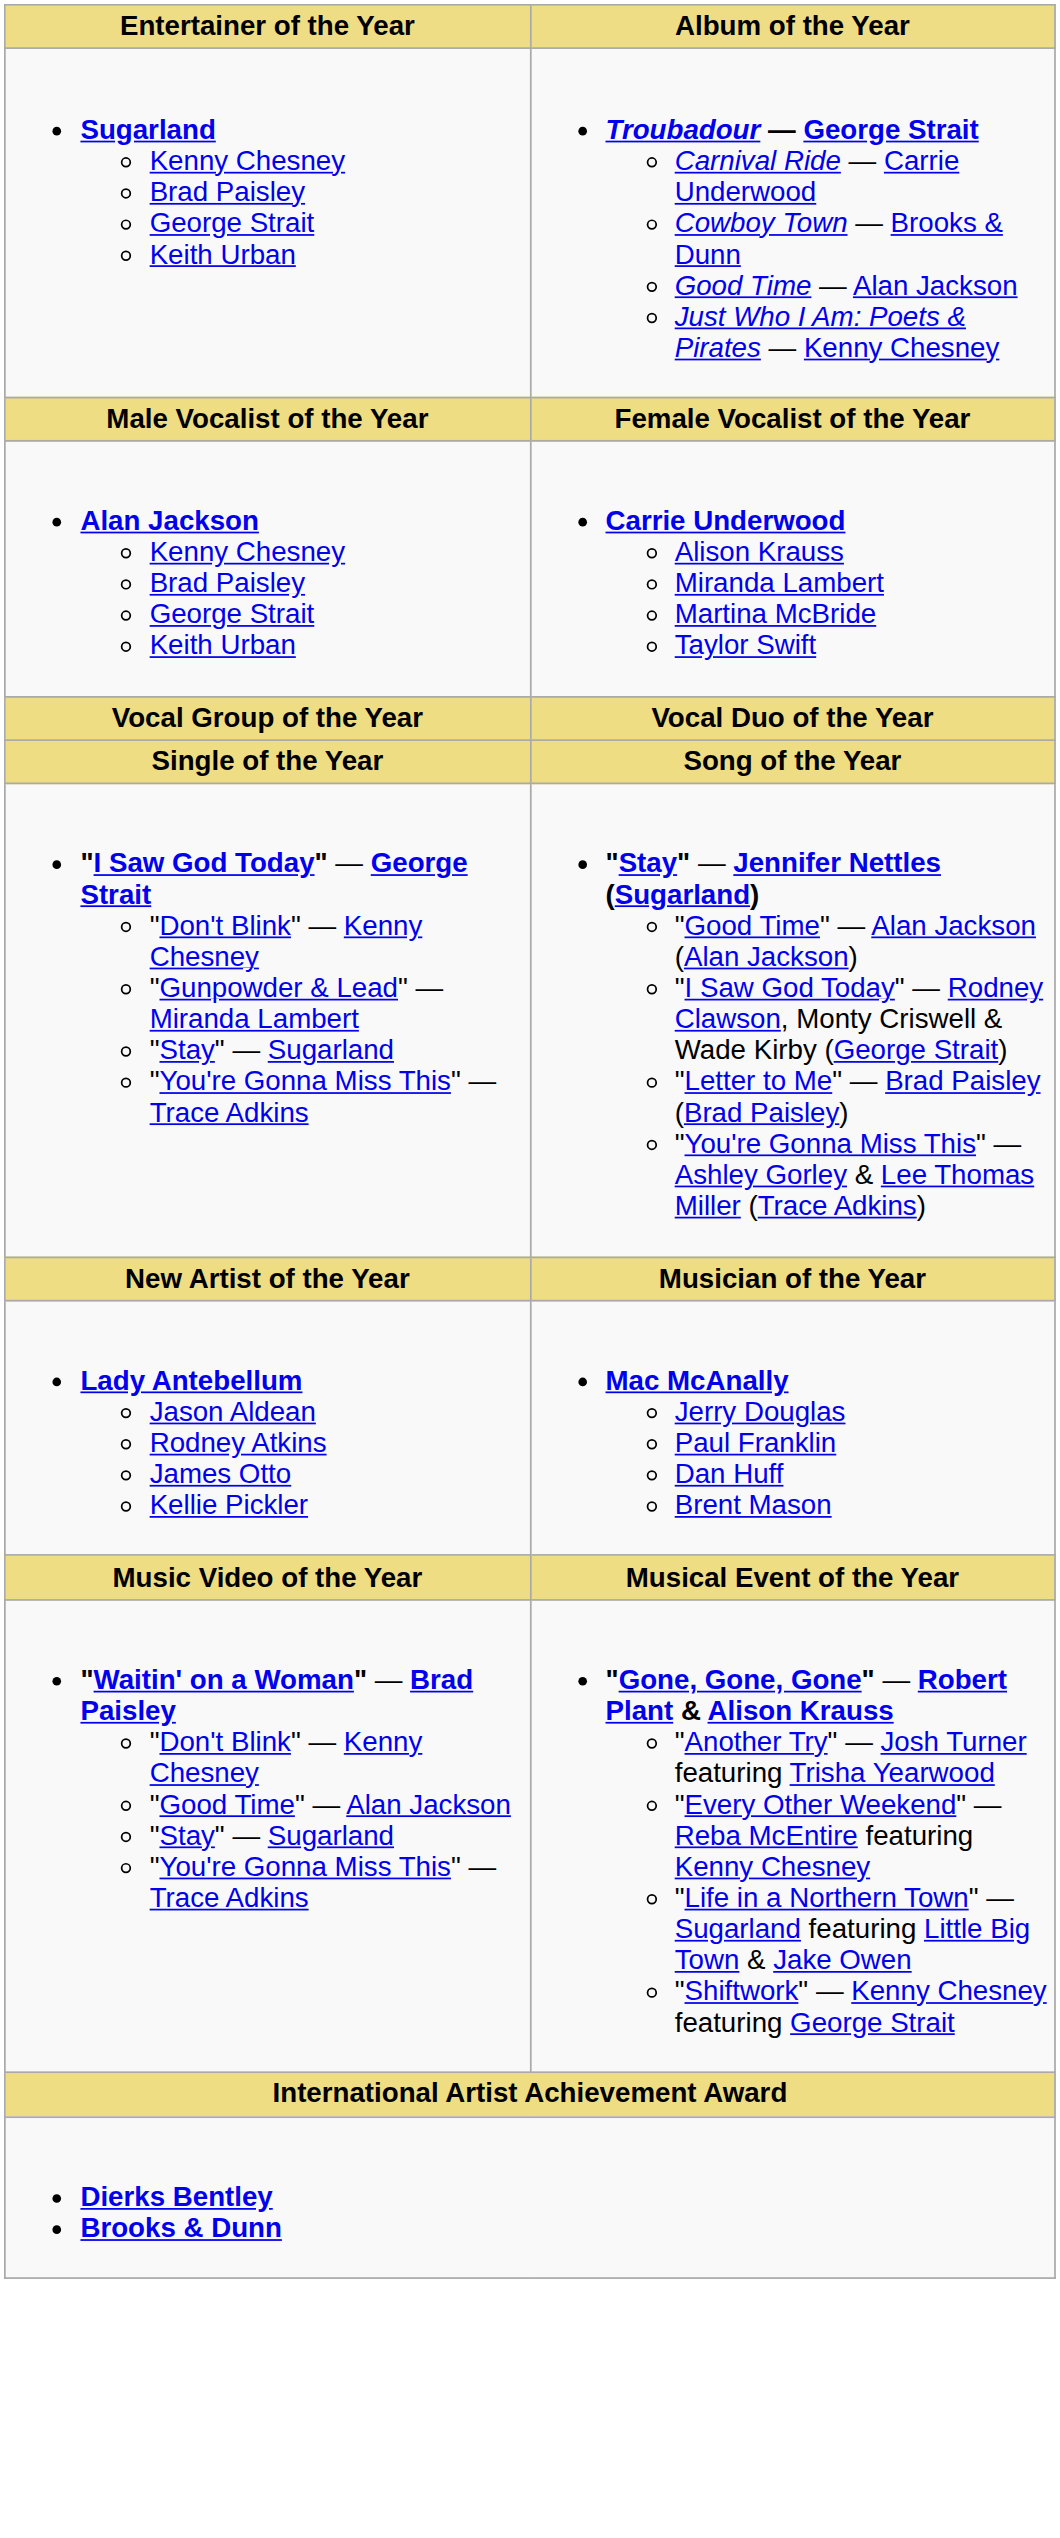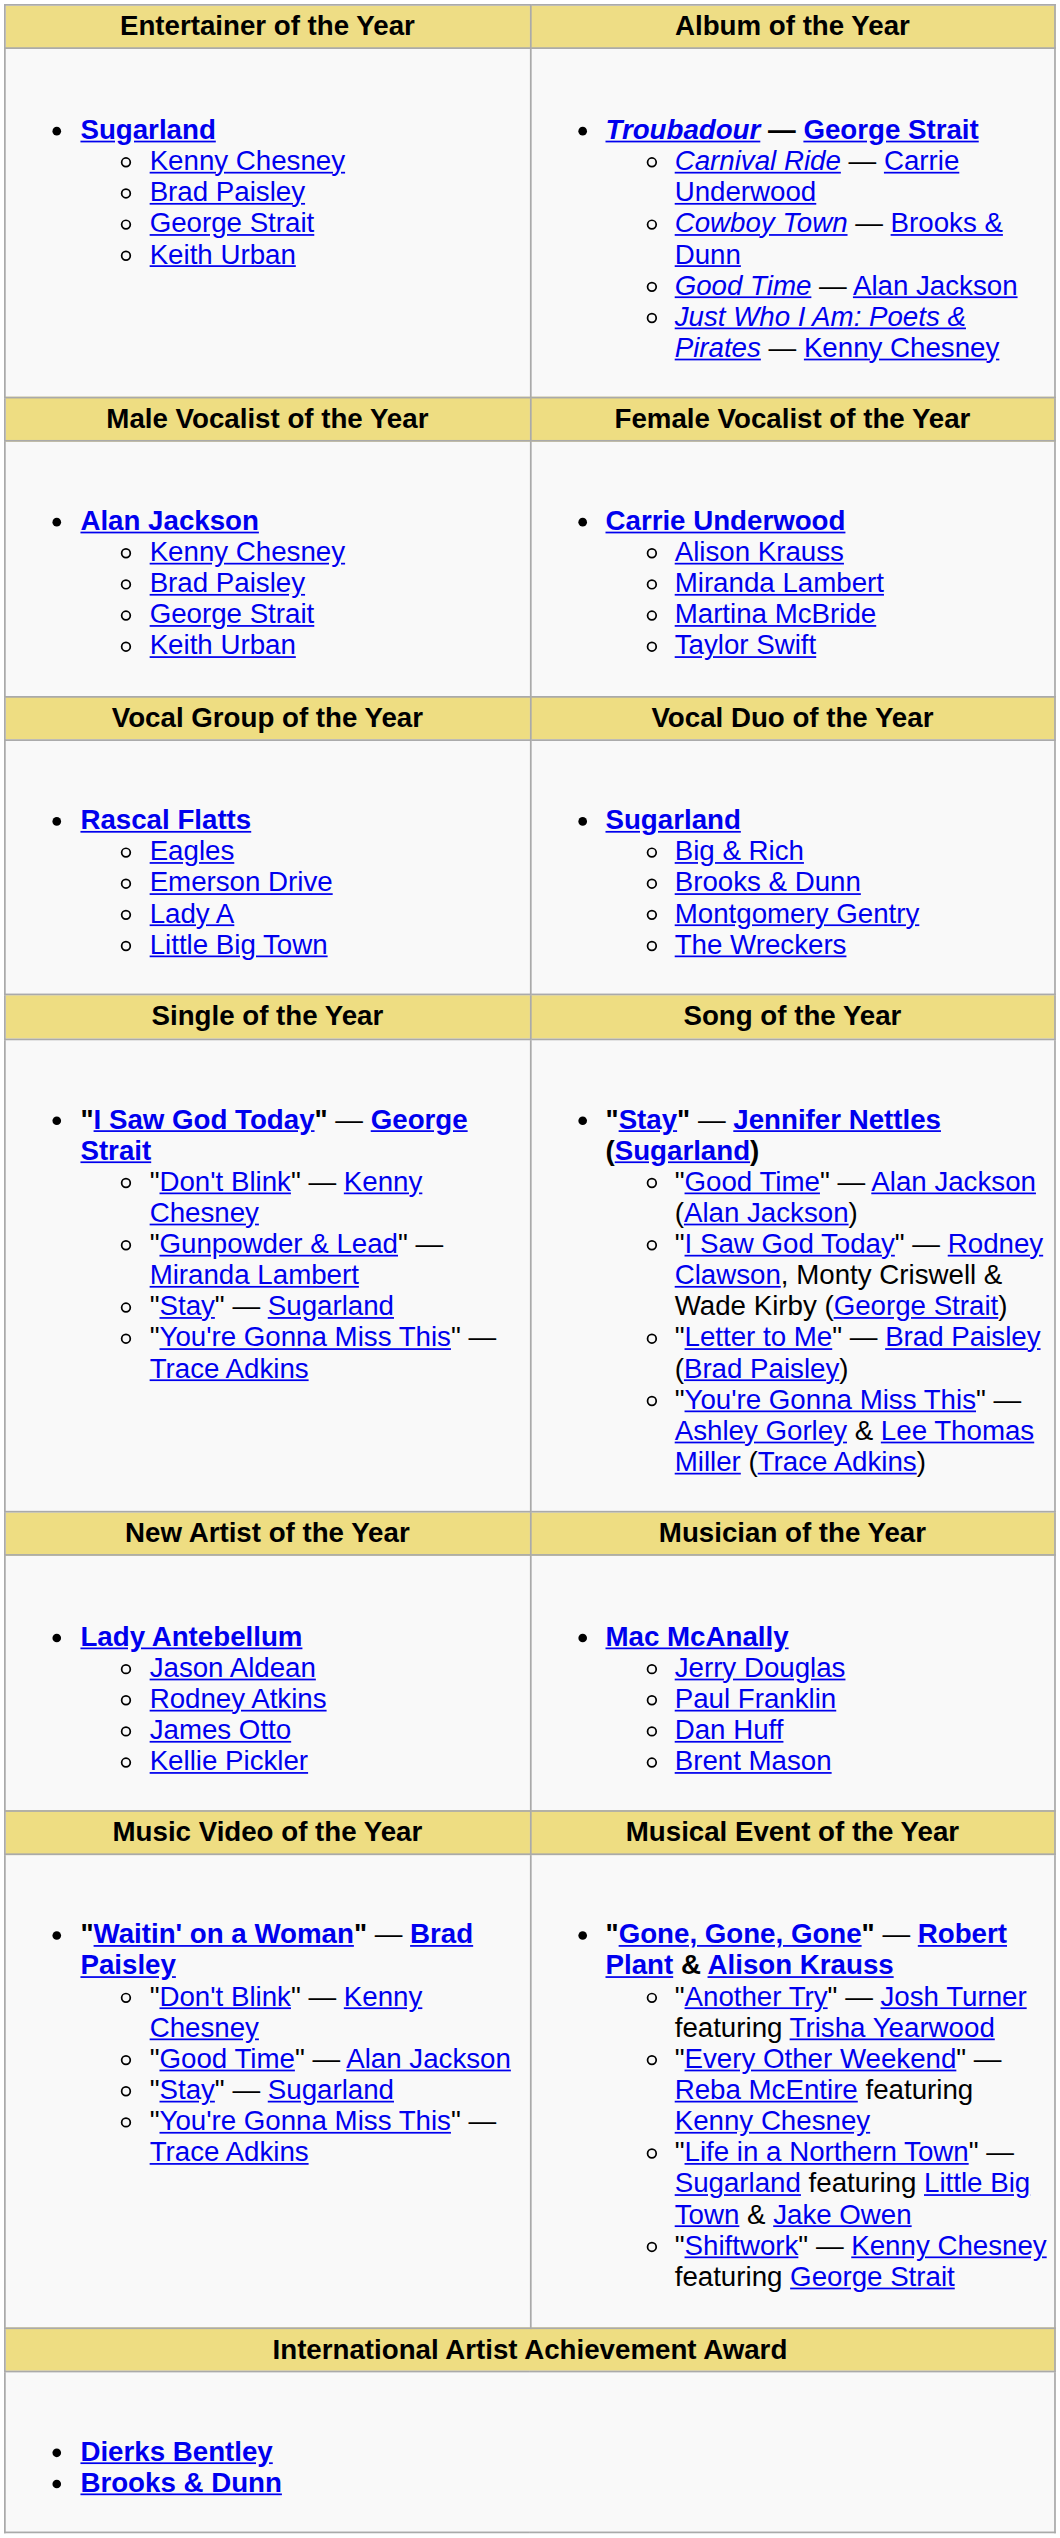+ row: (267, 883)
